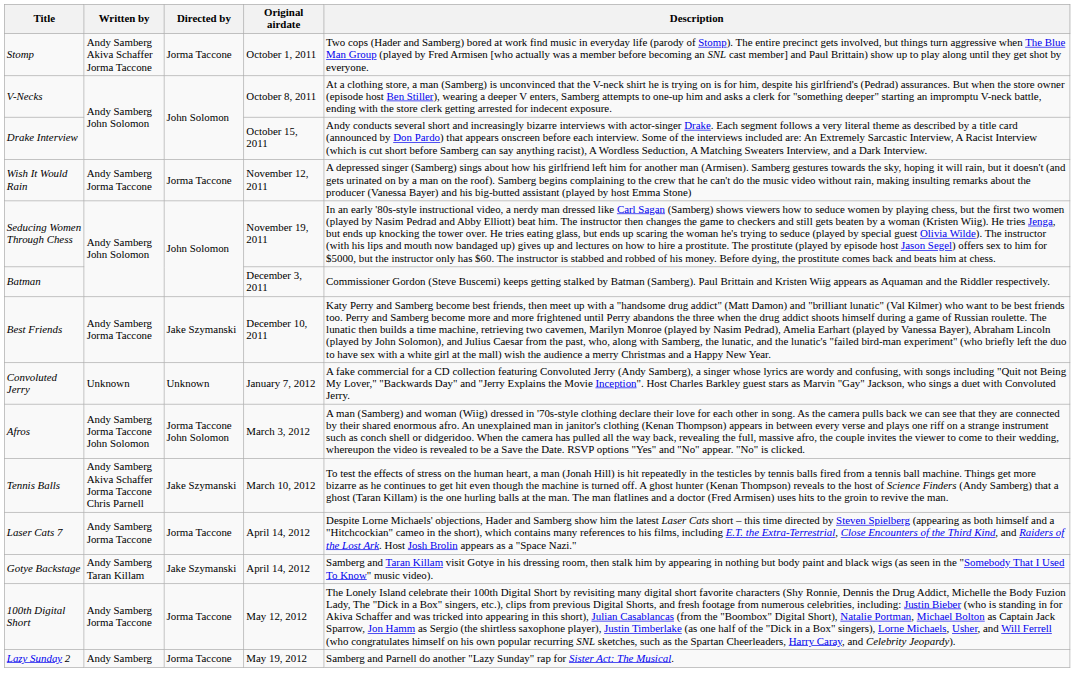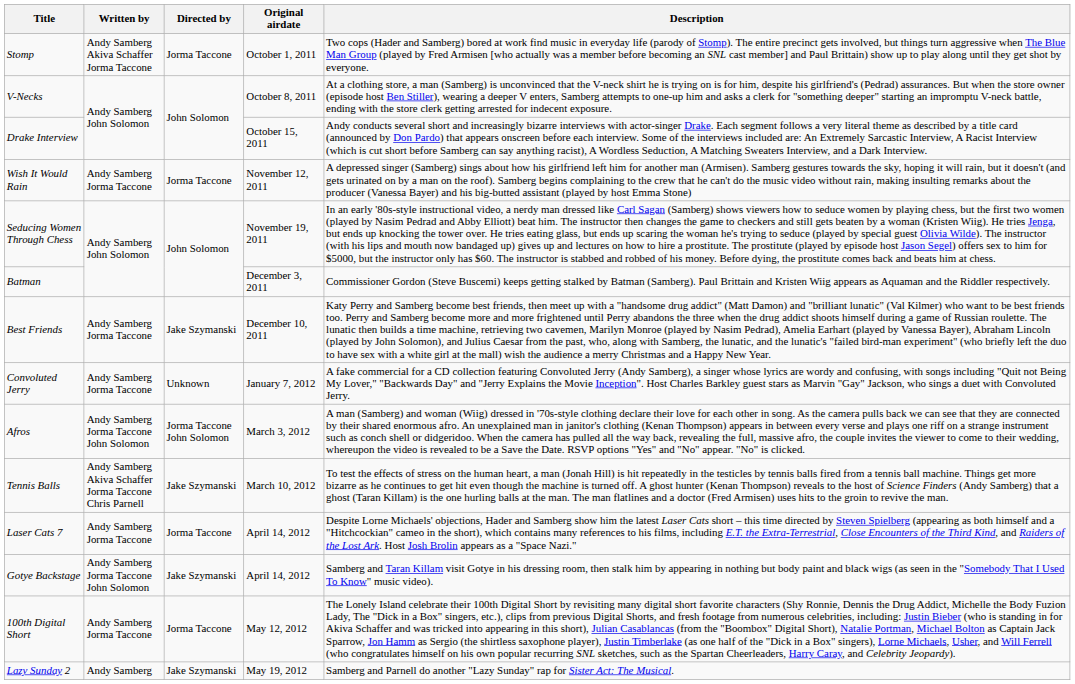(108, 383) Unknown -> (119, 383) Andy Samberg Jorma Taccone
(119, 569) Andy Samberg Taran Killam -> (119, 575) Andy Samberg Jorma Taccone John Solomon
(199, 658) Jorma Taccone -> (201, 670) Jake Szymanski
